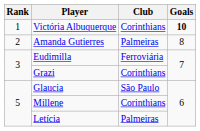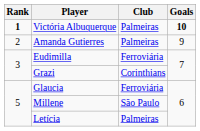(18, 27) normal -> (18, 27) bold
(143, 27) Corinthians -> (140, 27) Palmeiras
(182, 42) 8 -> (182, 42) 9
(140, 88) São Paulo -> (142, 88) Ferroviária
(143, 103) Corinthians -> (140, 103) São Paulo
